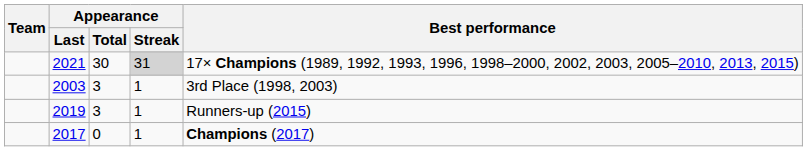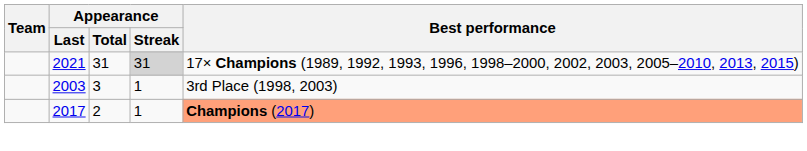(101, 63) 30 -> (101, 63) 31
- row: (69, 110)
(97, 134) 0 -> (97, 110) 2
(250, 134) no background -> (250, 110) lightsalmon background
